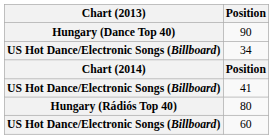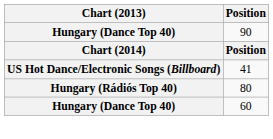- row: (246, 50)
(114, 124) US Hot Dance/Electronic Songs (Billboard) -> (114, 106) Hungary (Dance Top 40)
